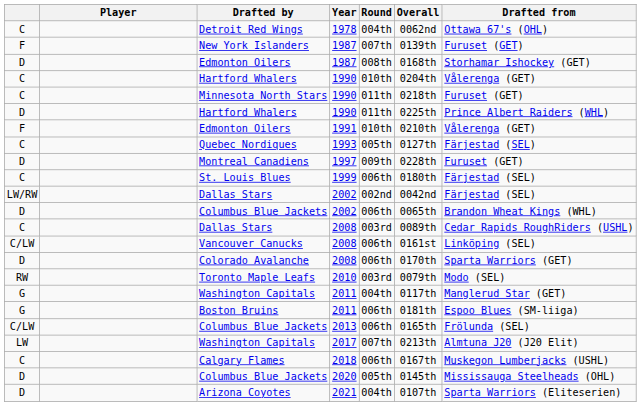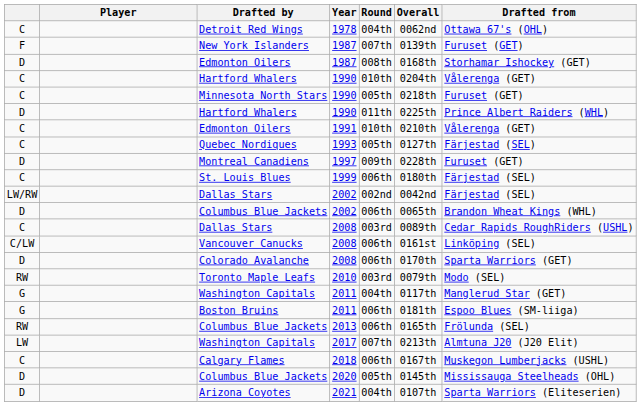(377, 95) 011th -> (377, 95) 005th
(22, 128) F -> (22, 128) C
(22, 327) C/LW -> (22, 327) RW
